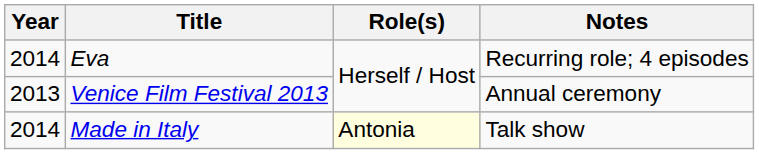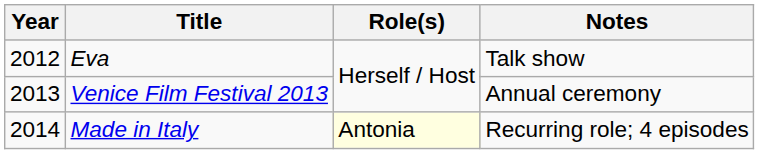(35, 58) 2014 -> (35, 58) 2012
(617, 58) Recurring role; 4 episodes -> (535, 58) Talk show
(535, 129) Talk show -> (617, 129) Recurring role; 4 episodes
